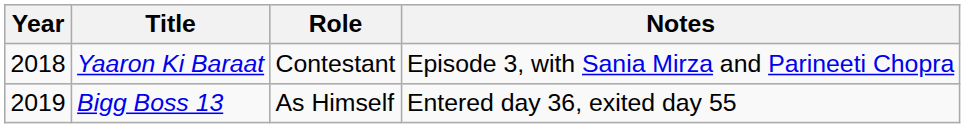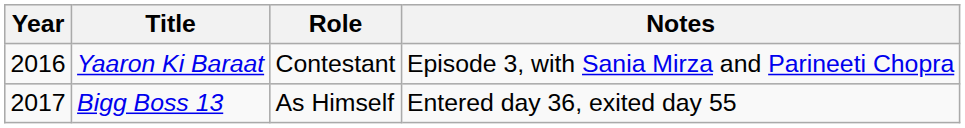(38, 63) 2018 -> (38, 63) 2016
(38, 102) 2019 -> (38, 102) 2017
